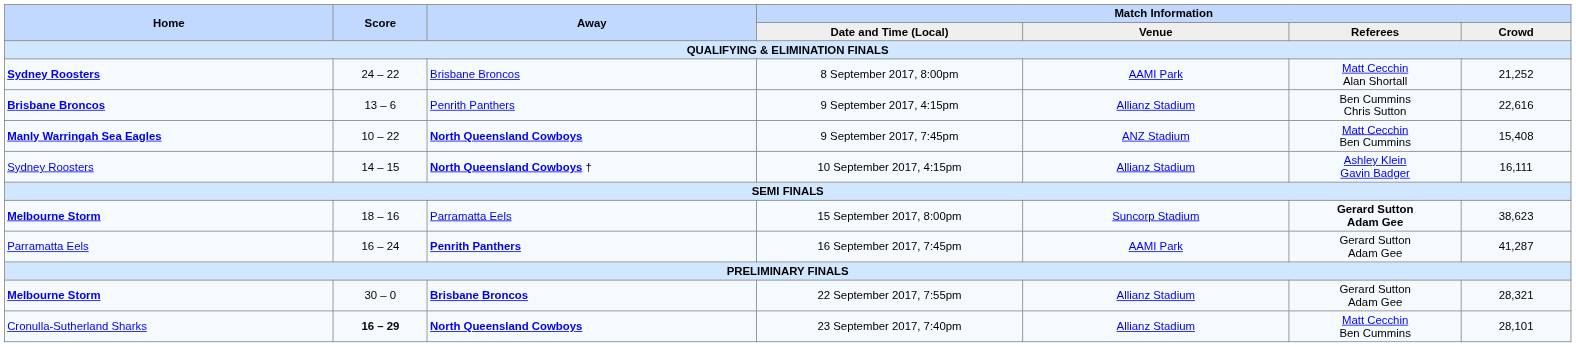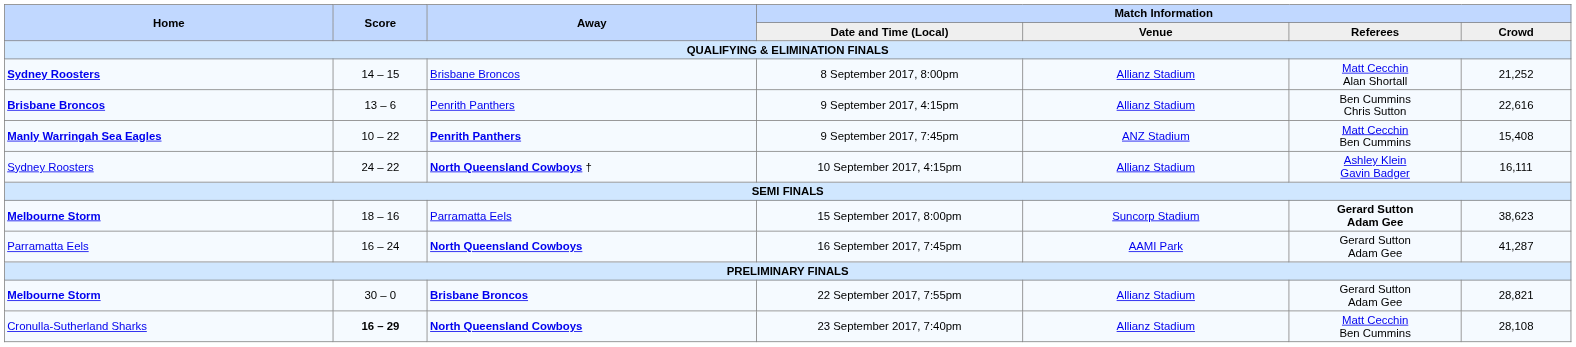(380, 74) 24 – 22 -> (380, 74) 14 – 15
(1156, 74) AAMI Park -> (1156, 74) Allianz Stadium
(506, 136) North Queensland Cowboys -> (476, 136) Penrith Panthers
(380, 167) 14 – 15 -> (380, 167) 24 – 22
(476, 247) Penrith Panthers -> (506, 247) North Queensland Cowboys
(1516, 296) 28,321 -> (1516, 296) 28,821
(1516, 326) 28,101 -> (1516, 326) 28,108
